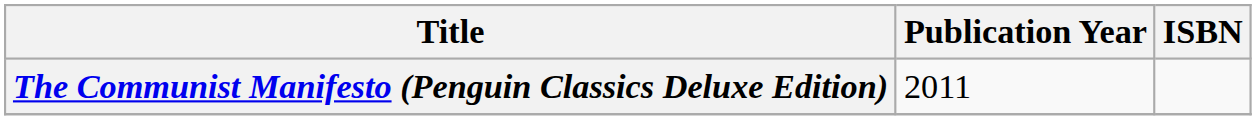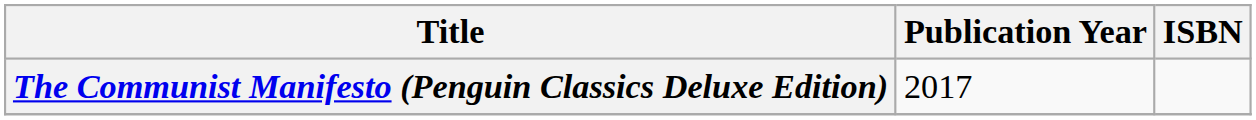(938, 85) 2011 -> (938, 85) 2017
